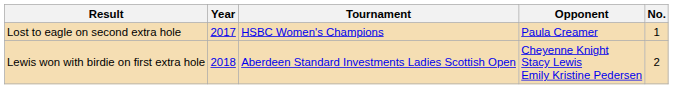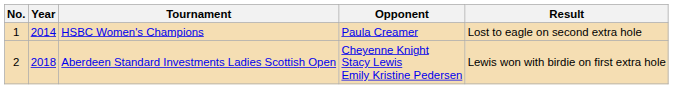columns swapped: (657, 14) <-> (106, 14)
(223, 32) 2017 -> (43, 32) 2014
